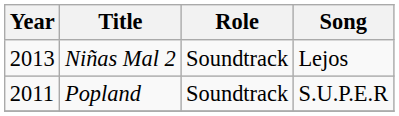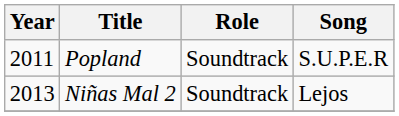rows swapped: (120, 57) <-> (103, 93)
